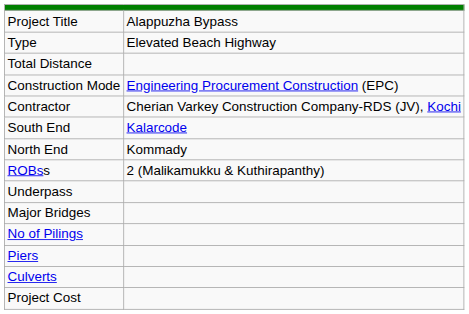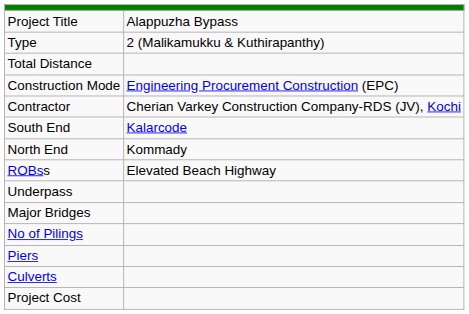(201, 42) Elevated Beach Highway -> (225, 42) 2 (Malikamukku & Kuthirapanthy)
(225, 170) 2 (Malikamukku & Kuthirapanthy) -> (201, 170) Elevated Beach Highway
